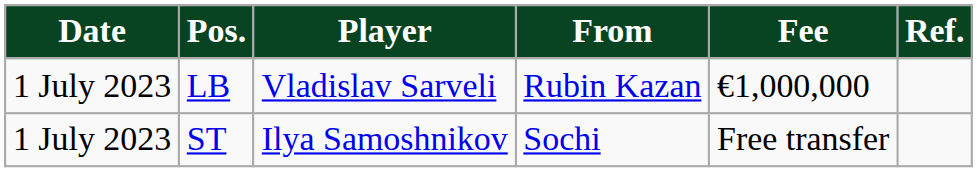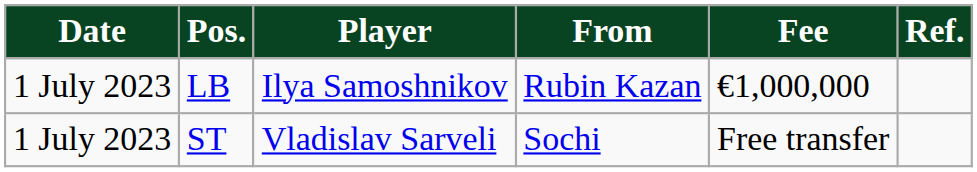(379, 85) Vladislav Sarveli -> (385, 85) Ilya Samoshnikov
(385, 138) Ilya Samoshnikov -> (379, 138) Vladislav Sarveli
